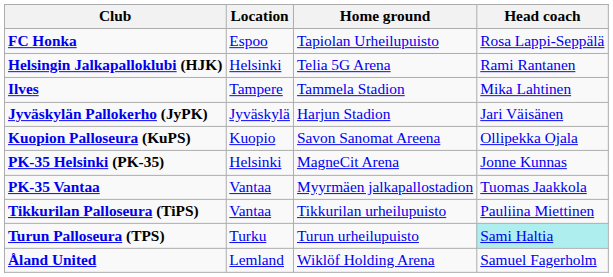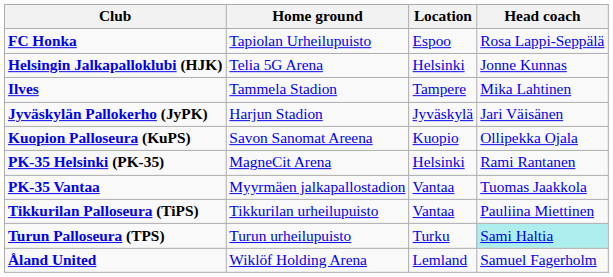columns swapped: (260, 16) <-> (385, 16)
(528, 65) Rami Rantanen -> (524, 65) Jonne Kunnas
(524, 162) Jonne Kunnas -> (528, 162) Rami Rantanen
